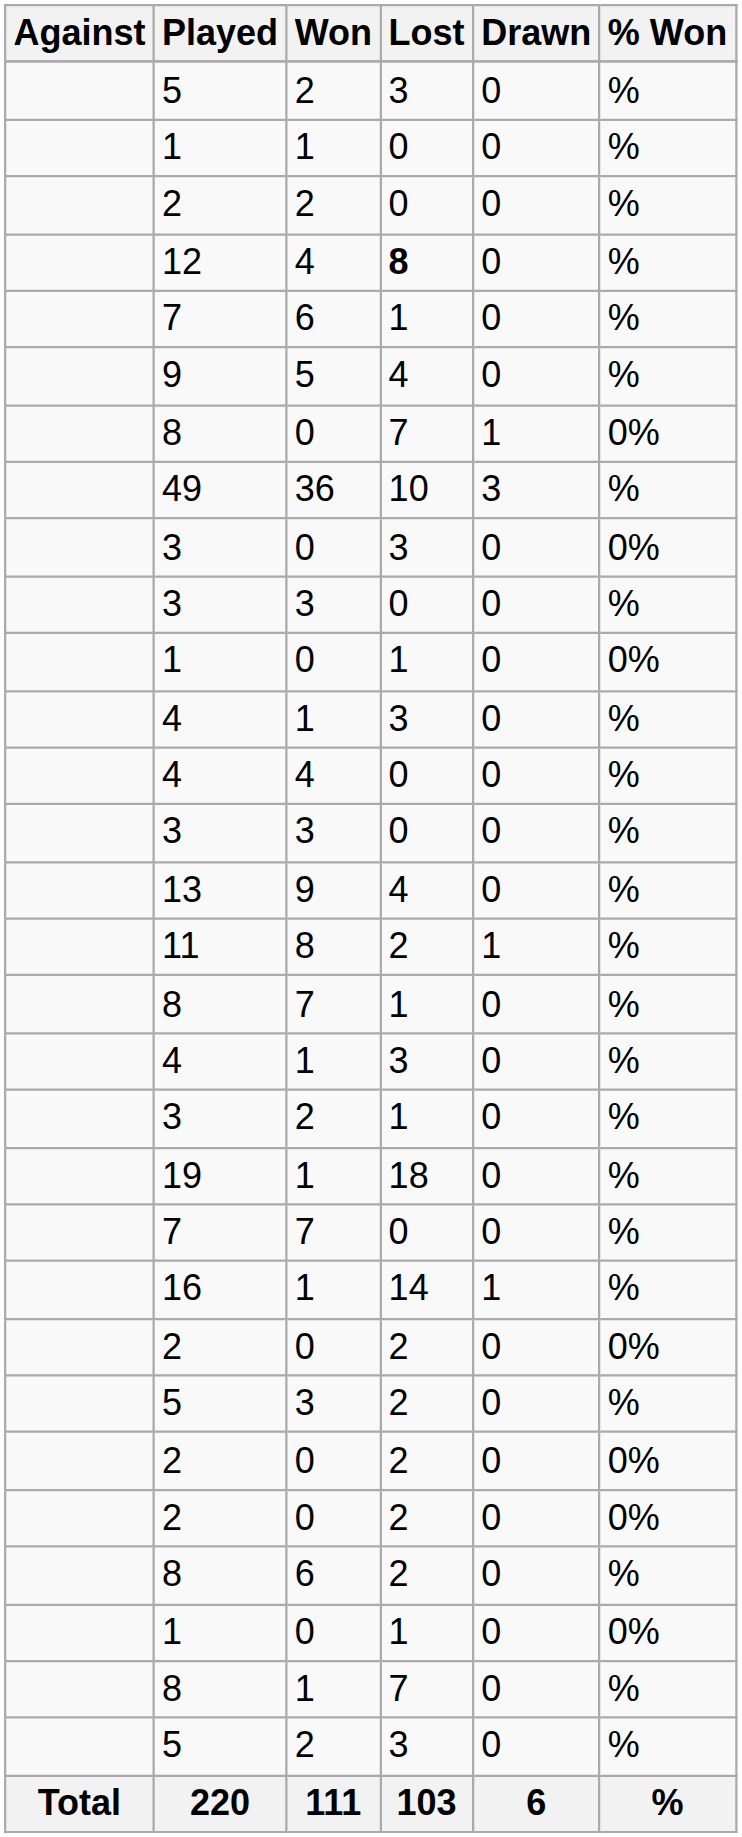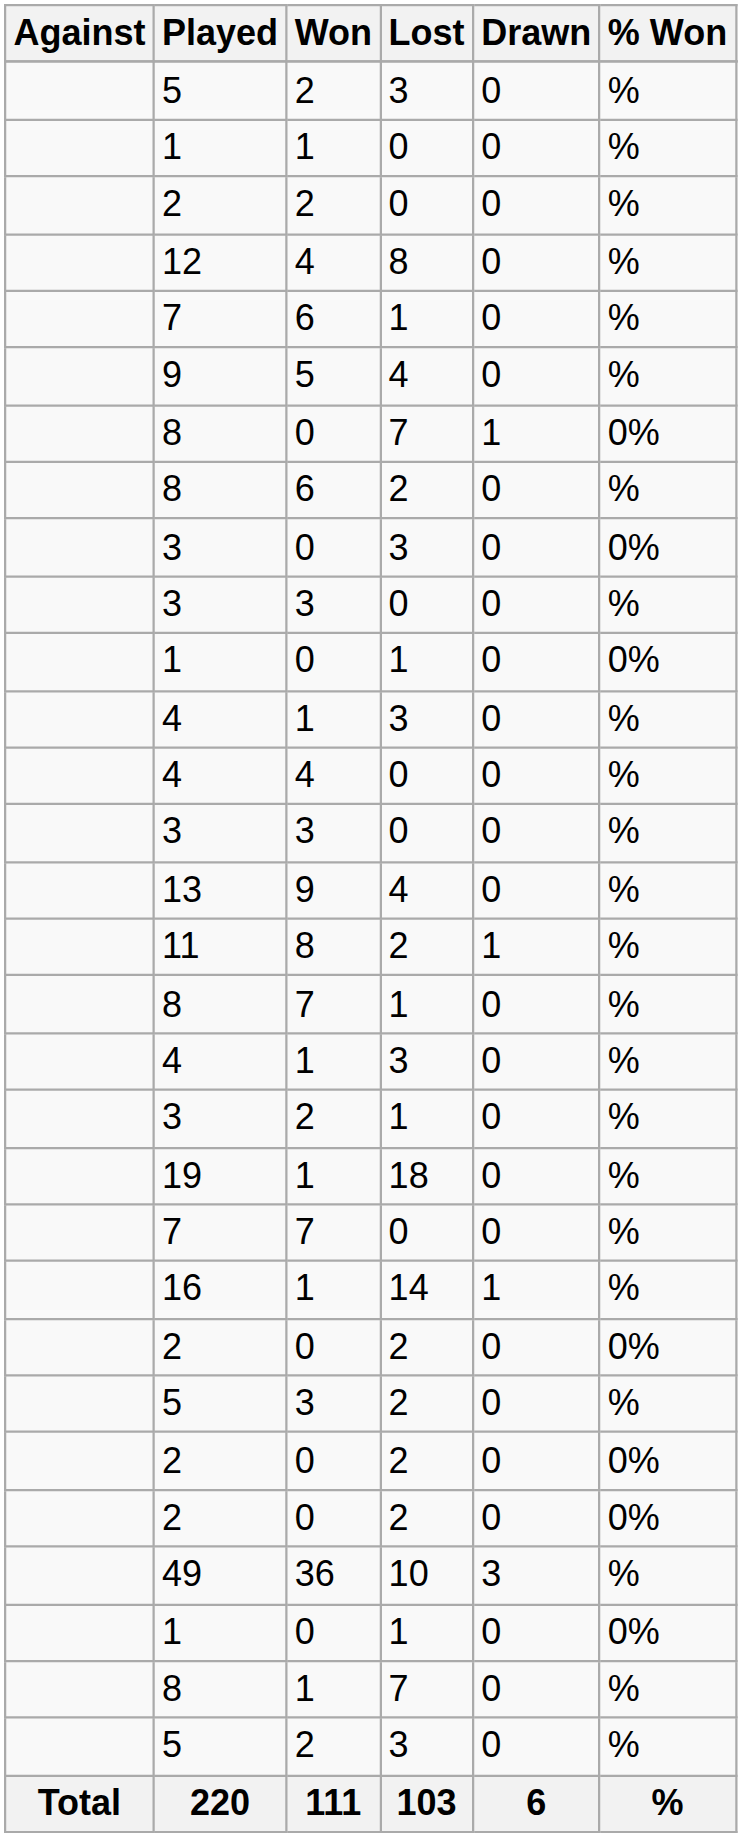(399, 261) bold -> (399, 261) normal
rows swapped: (182, 489) <-> (172, 1574)
